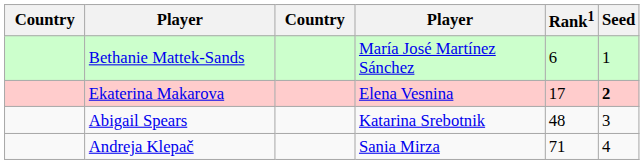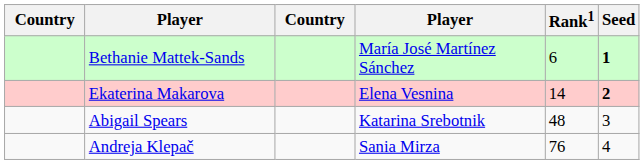(606, 57) normal -> (606, 57) bold
(557, 93) 17 -> (557, 93) 14
(557, 146) 71 -> (557, 146) 76
